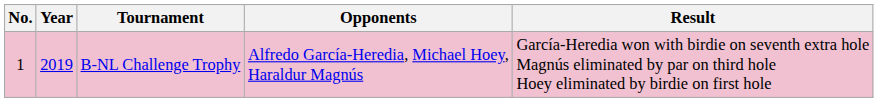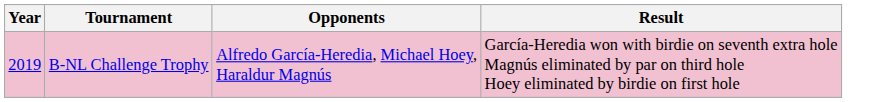- column: (20, 18)
